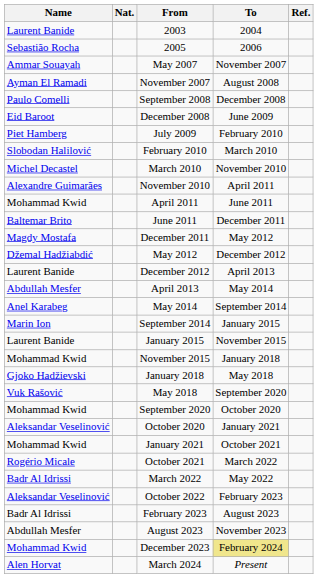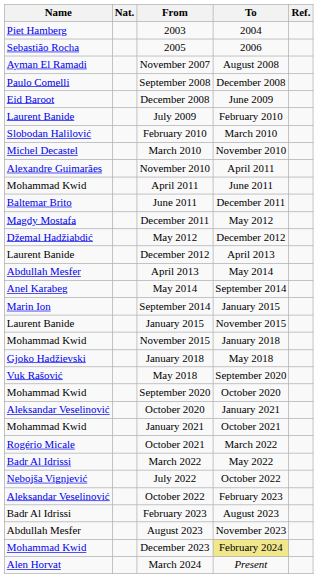(41, 30) Laurent Banide -> (37, 30) Piet Hamberg
- row: (175, 64)
(37, 133) Piet Hamberg -> (41, 116) Laurent Banide
+ row: (175, 479)
